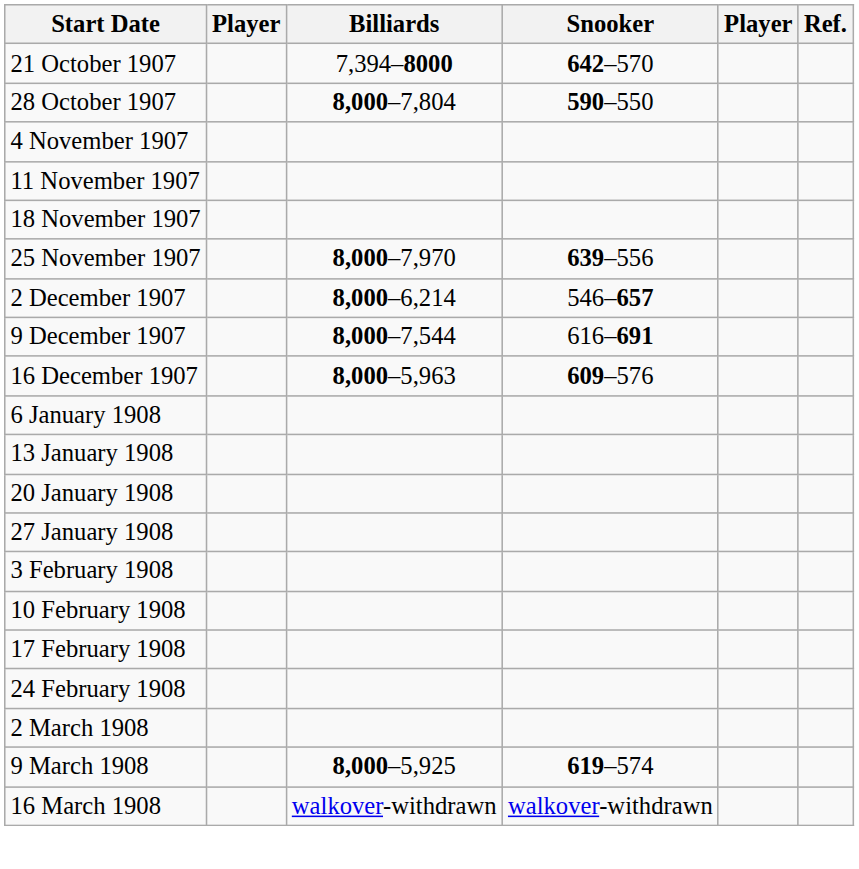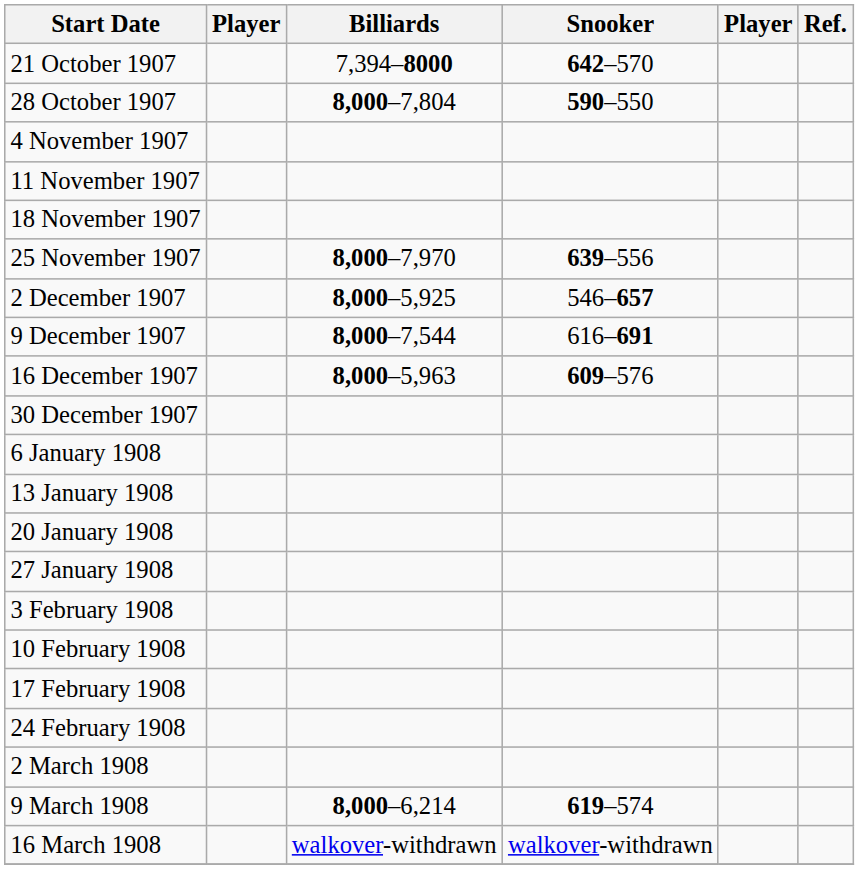(394, 297) 8,000–6,214 -> (394, 297) 8,000–5,925
+ row: (104, 414)
(394, 766) 8,000–5,925 -> (394, 805) 8,000–6,214
